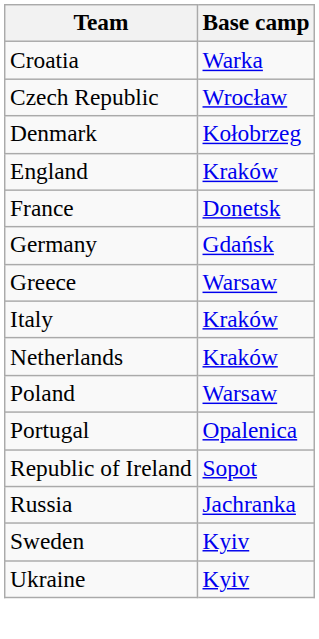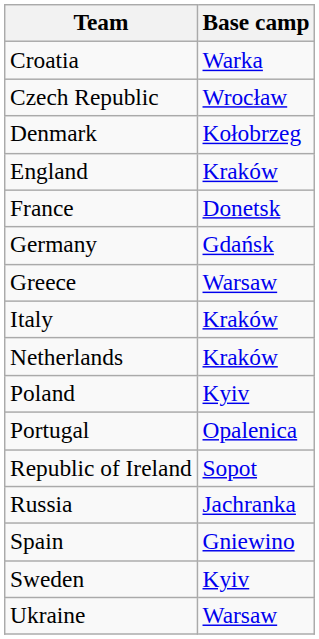(240, 393) Warsaw -> (226, 393) Kyiv
+ row: (37, 541)
(226, 578) Kyiv -> (240, 615) Warsaw
